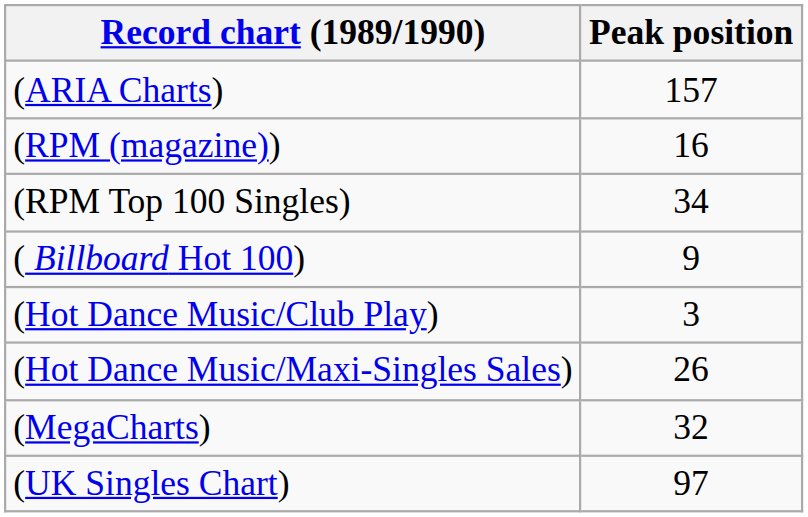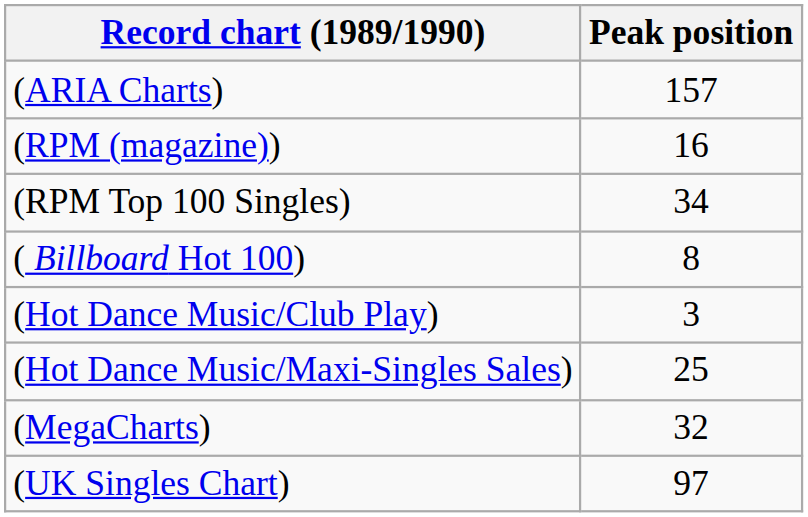(691, 257) 9 -> (691, 257) 8
(691, 370) 26 -> (691, 370) 25
